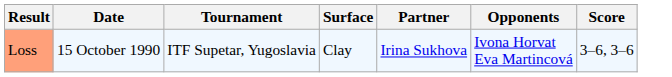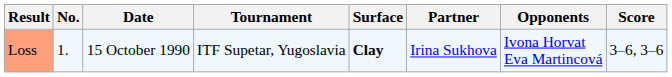+ column: (68, 16)
(338, 50) normal -> (368, 50) bold
